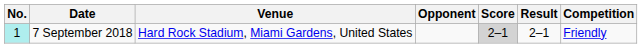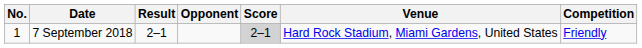columns swapped: (275, 14) <-> (539, 14)
(17, 33) paleturquoise background -> (17, 33) no background
